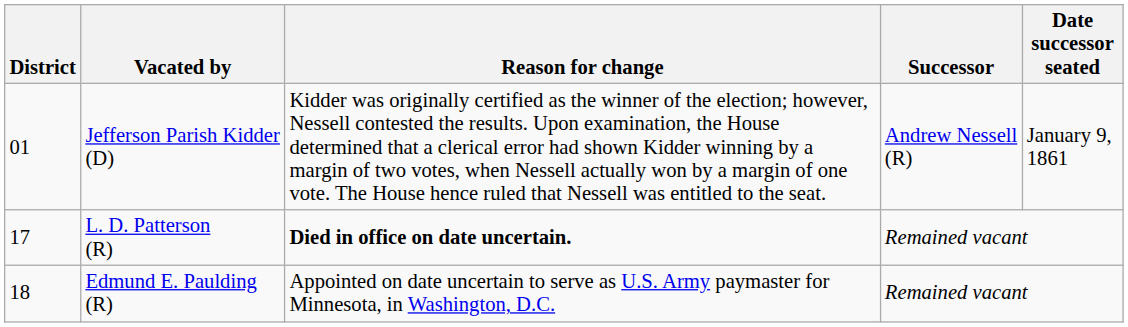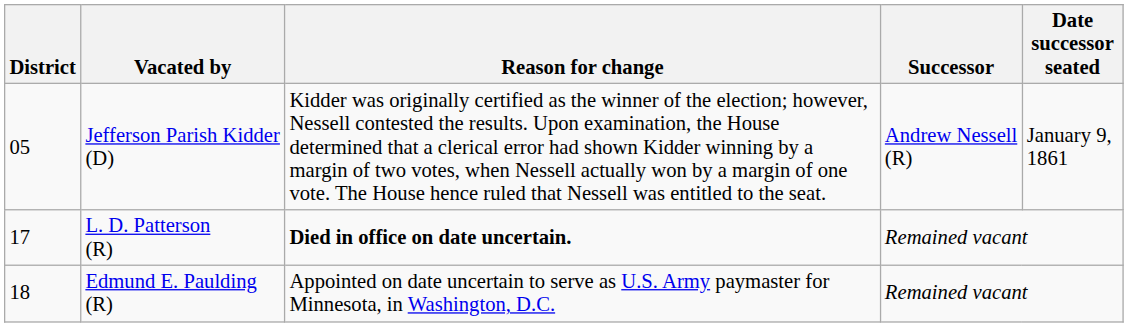(20, 146) 01 -> (20, 146) 05
